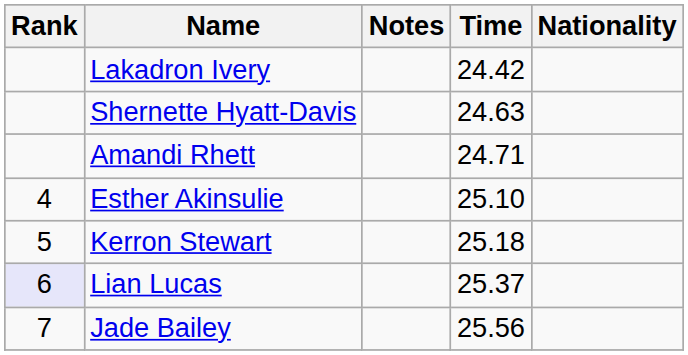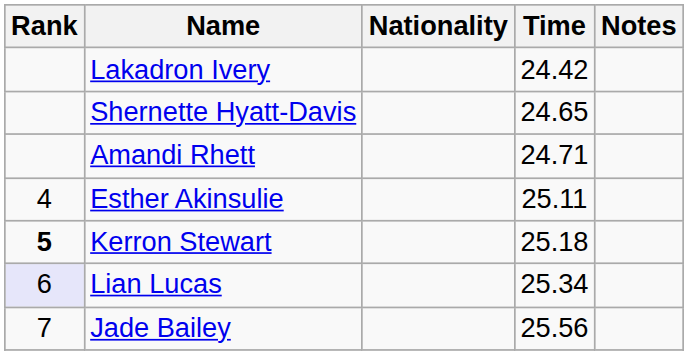columns swapped: (607, 26) <-> (407, 26)
(491, 112) 24.63 -> (554, 112) 24.65
(491, 198) 25.10 -> (554, 198) 25.11
(44, 241) normal -> (44, 241) bold
(491, 284) 25.37 -> (554, 284) 25.34
